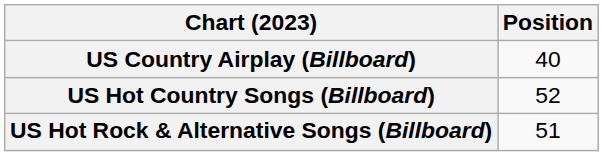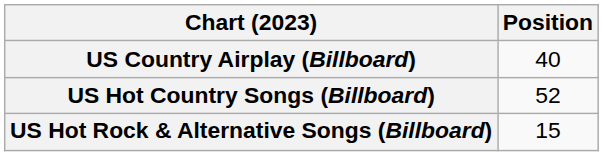(548, 131) 51 -> (548, 131) 15
